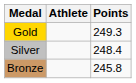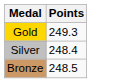- column: (68, 13)
(108, 68) 245.8 -> (63, 68) 248.5
